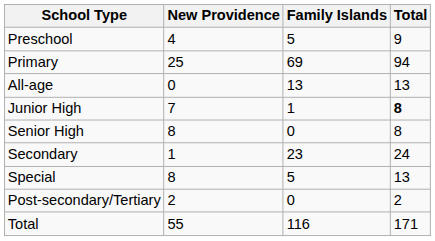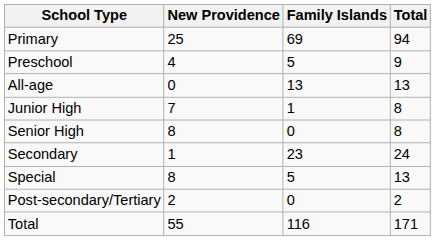rows swapped: (40, 39) <-> (33, 62)
(398, 108) bold -> (398, 108) normal
